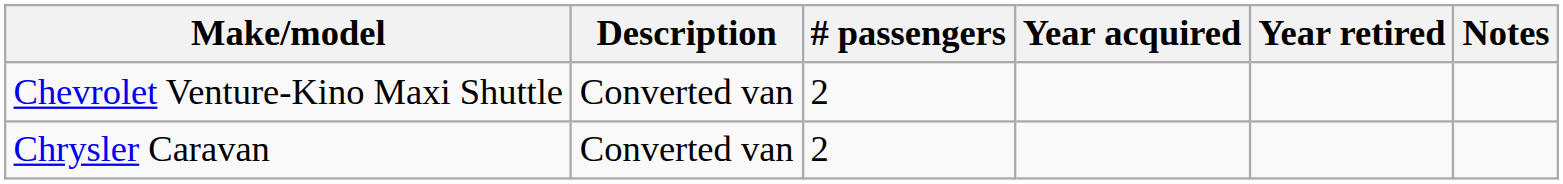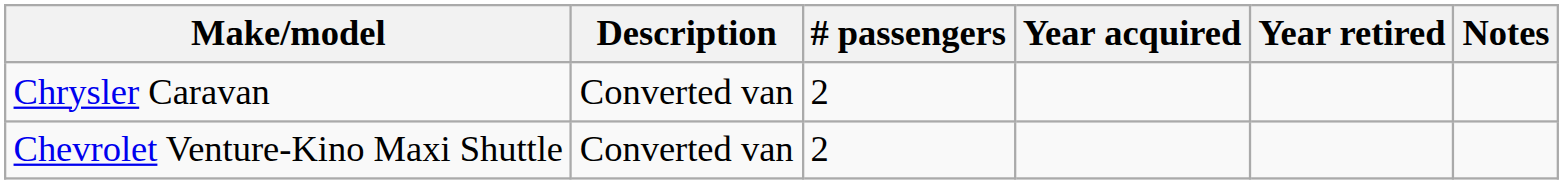rows swapped: (288, 91) <-> (142, 149)
